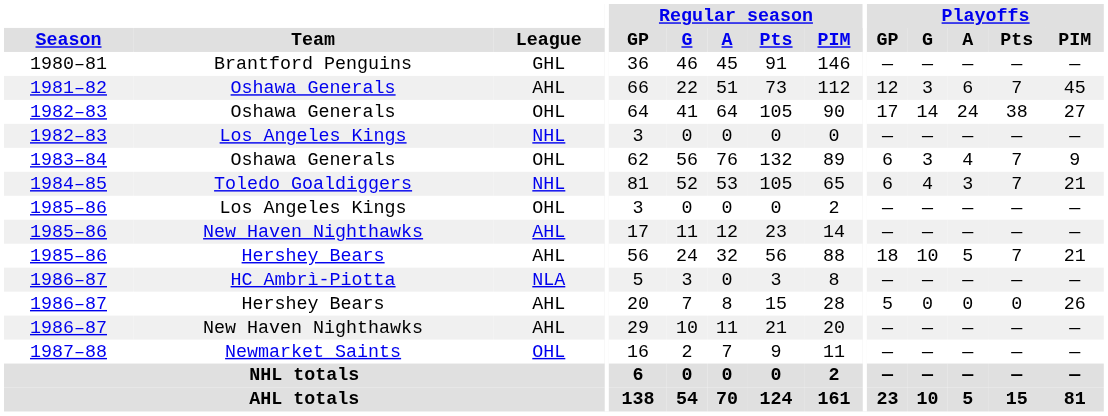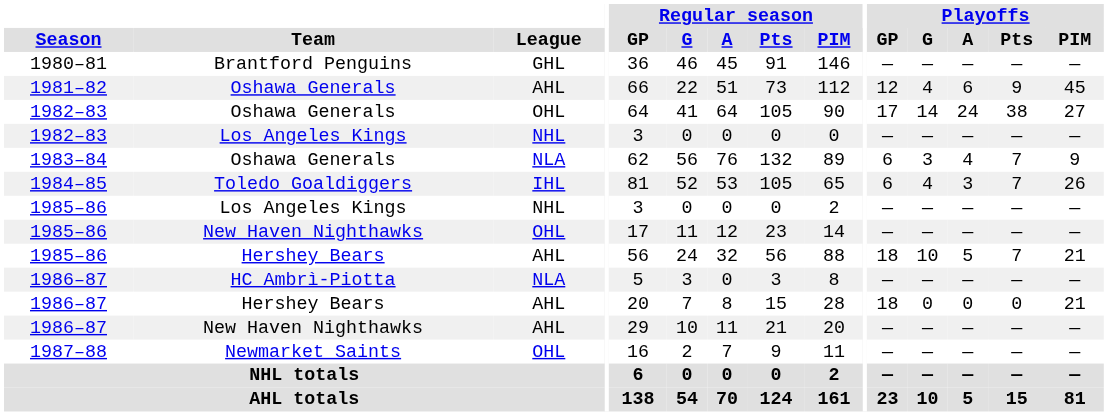(928, 88) 3 -> (928, 88) 4
(1017, 88) 7 -> (1017, 88) 9
(549, 160) OHL -> (549, 160) NLA
(549, 184) NHL -> (549, 184) IHL
(1075, 184) 21 -> (1075, 184) 26
(549, 208) OHL -> (549, 208) NHL
(549, 232) AHL -> (549, 232) OHL
(887, 304) 5 -> (888, 304) 18
(1075, 304) 26 -> (1075, 304) 21
